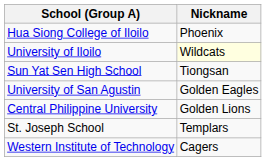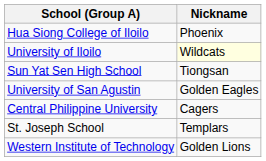(215, 109) Golden Lions -> (199, 109) Cagers
(199, 147) Cagers -> (215, 147) Golden Lions
